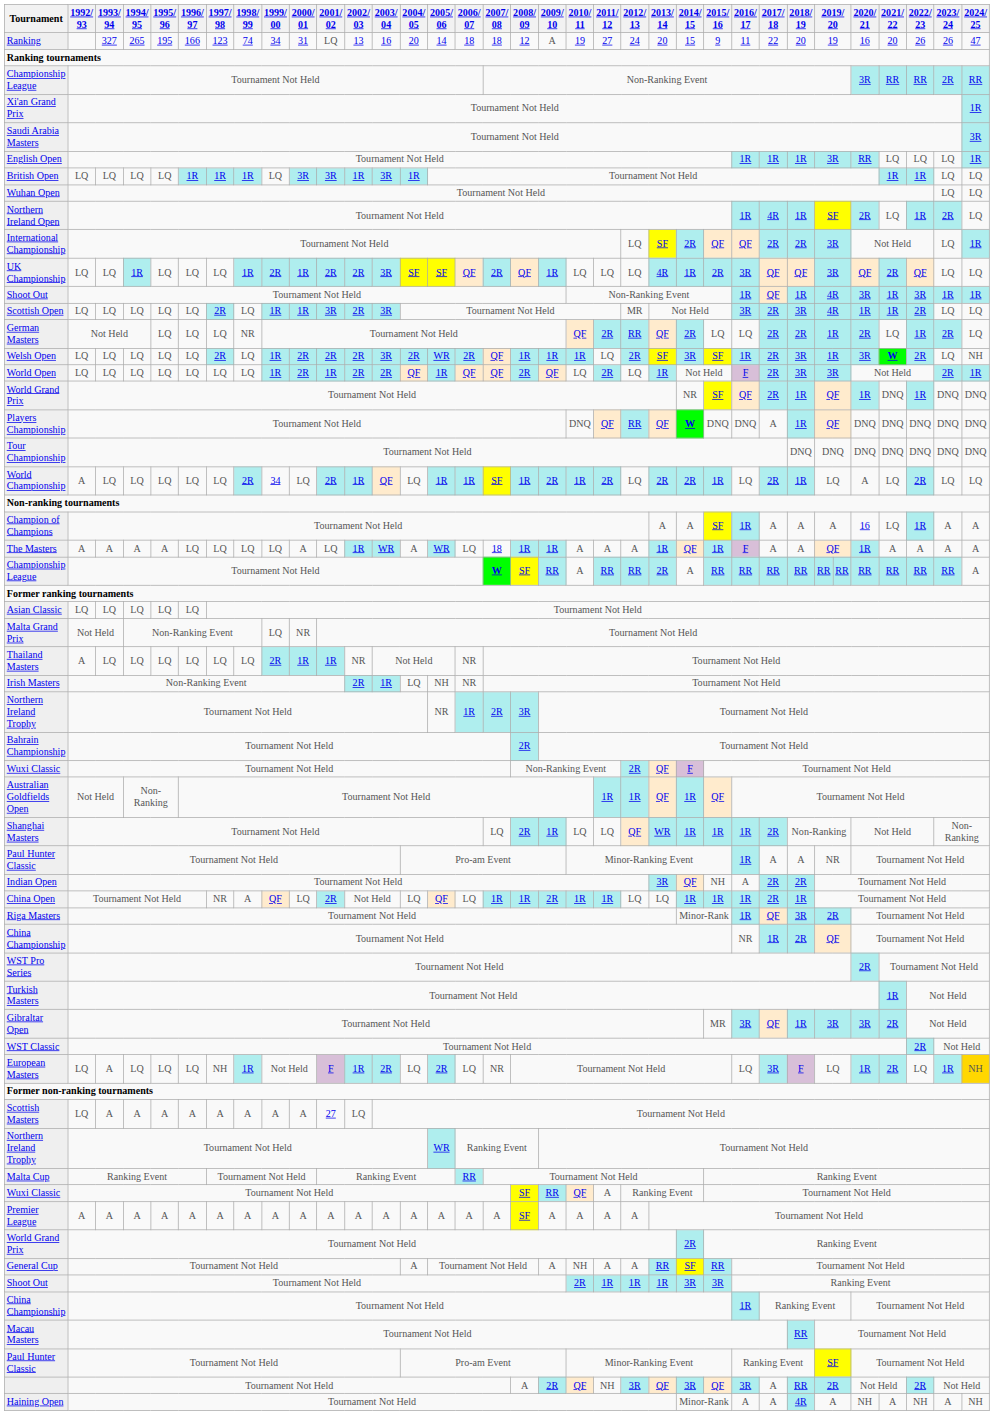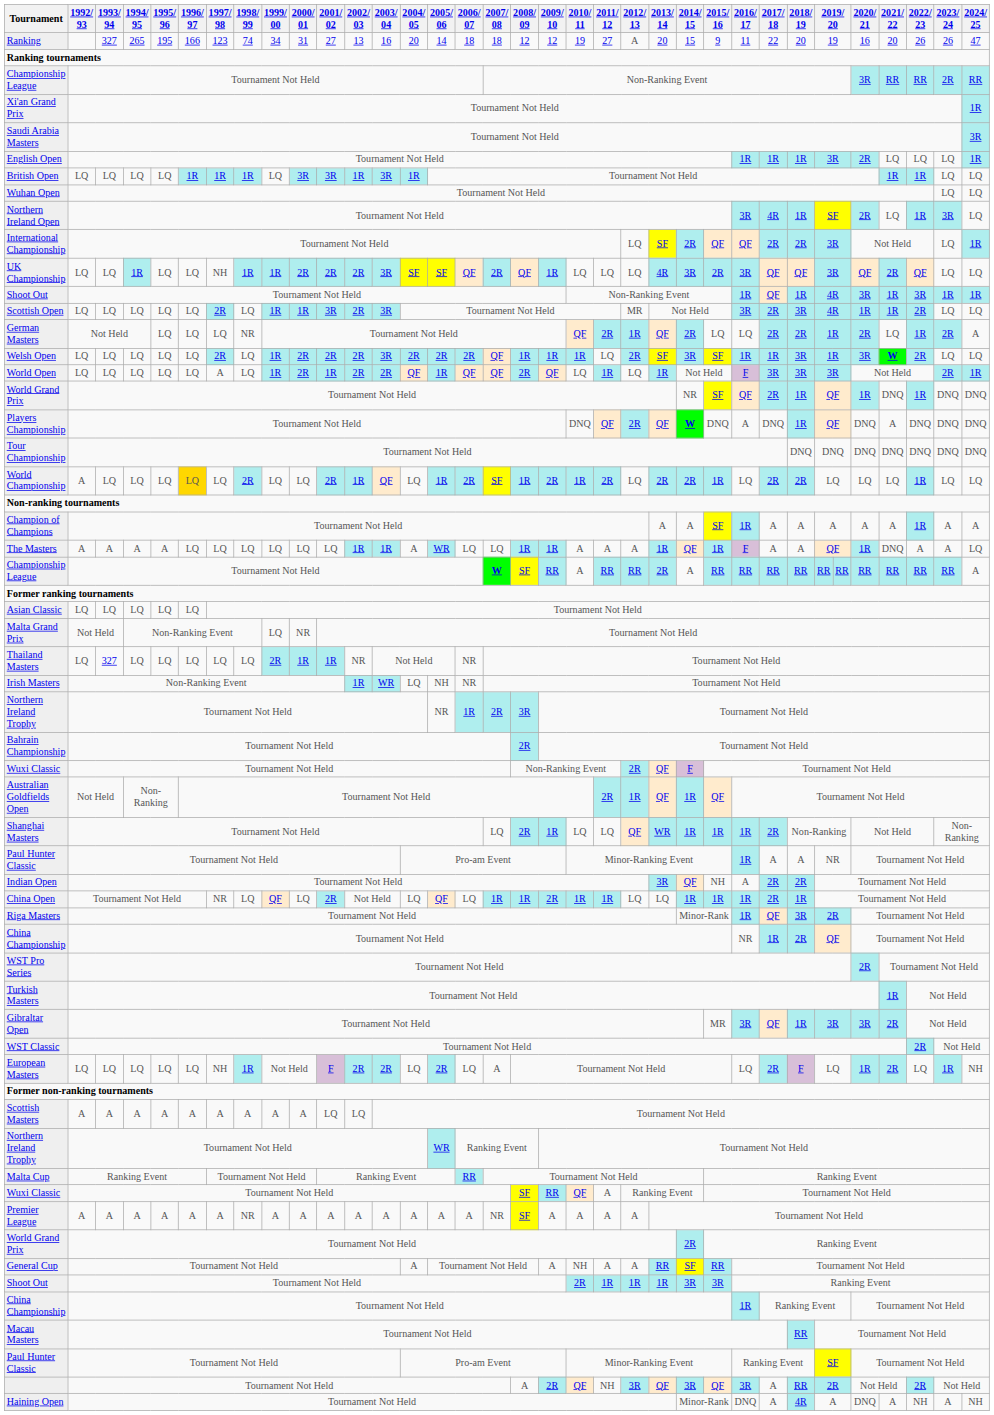(331, 40) LQ -> (331, 40) 27
(552, 40) A -> (552, 40) 12
(635, 40) 24 -> (635, 40) A
(865, 159) RR -> (865, 159) 2R
(745, 215) 1R -> (745, 215) 3R
(948, 215) 2R -> (948, 215) 3R
(220, 271) LQ -> (220, 271) NH
(275, 271) 2R -> (275, 271) 1R
(303, 271) 1R -> (303, 271) 2R
(690, 271) 1R -> (690, 271) 3R
(635, 333) RR -> (635, 333) 1R
(976, 333) LQ -> (976, 333) A
(442, 356) WR -> (442, 356) 2R
(773, 356) 2R -> (773, 356) 1R
(976, 356) NH -> (976, 356) LQ
(220, 372) LQ -> (220, 372) A
(607, 372) 2R -> (607, 372) 1R
(773, 372) 2R -> (773, 372) 3R
(635, 423) RR -> (635, 423) 2R
(745, 423) DNQ -> (745, 423) A
(773, 423) A -> (773, 423) DNQ
(893, 423) DNQ -> (893, 423) A
(192, 480) no background -> (192, 480) gold background
(275, 480) 34 -> (275, 480) LQ
(469, 480) 1R -> (469, 480) 2R
(801, 480) 1R -> (801, 480) 2R
(865, 480) A -> (865, 480) LQ
(920, 480) 2R -> (920, 480) 1R
(865, 525) 16 -> (865, 525) A
(893, 525) LQ -> (893, 525) A
(303, 548) A -> (303, 548) LQ
(386, 548) WR -> (386, 548) 1R
(497, 548) 18 -> (497, 548) LQ
(893, 548) A -> (893, 548) DNQ
(976, 548) A -> (976, 548) LQ
(82, 660) A -> (82, 660) LQ
(109, 660) LQ -> (109, 660) 327
(358, 683) 2R -> (358, 683) 1R
(386, 683) 1R -> (386, 683) WR
(607, 797) 1R -> (607, 797) 2R
(248, 899) A -> (248, 899) LQ
(109, 1068) A -> (109, 1068) LQ
(358, 1068) 1R -> (358, 1068) 2R
(497, 1068) NR -> (497, 1068) A
(773, 1068) 3R -> (773, 1068) 2R
(976, 1068) gold background -> (976, 1068) no background
(82, 1113) LQ -> (82, 1113) A
(331, 1113) 27 -> (331, 1113) LQ
(248, 1215) A -> (248, 1215) NR
(497, 1215) A -> (497, 1215) NR
(745, 1401) A -> (745, 1401) DNQ
(865, 1401) NH -> (865, 1401) DNQ
